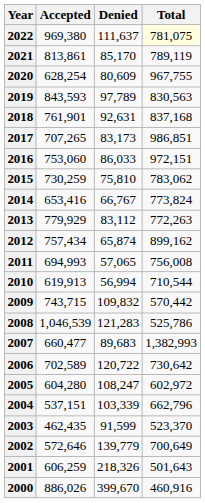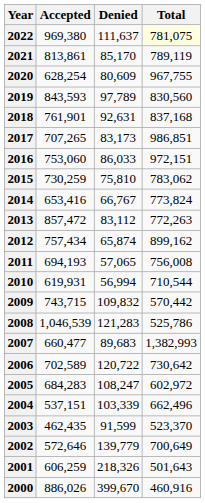(171, 96) 830,563 -> (171, 96) 830,560
(65, 220) 779,929 -> (65, 220) 857,472
(65, 261) 694,993 -> (65, 261) 694,193
(65, 281) 619,913 -> (65, 281) 619,931
(65, 384) 604,280 -> (65, 384) 684,283
(171, 405) 662,796 -> (171, 405) 662,496
